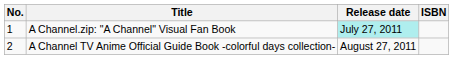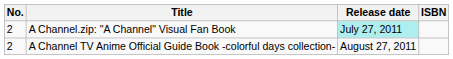(10, 29) 1 -> (10, 29) 2
